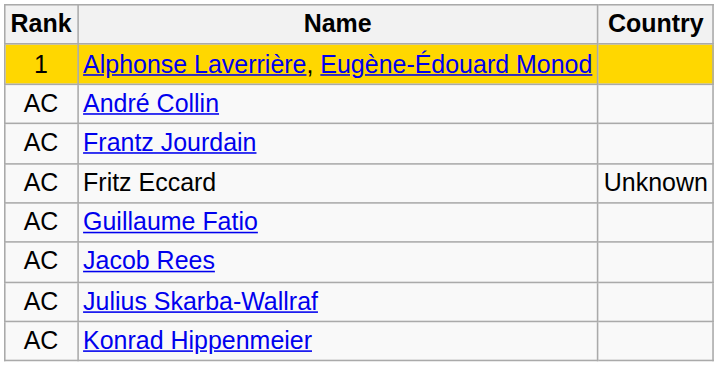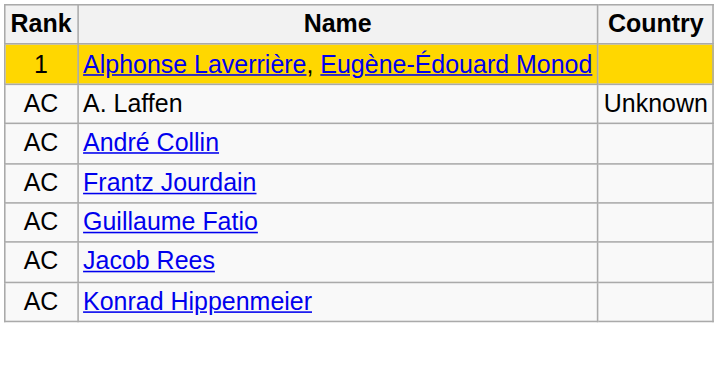+ row: (133, 103)
- row: (150, 182)
- row: (201, 301)
